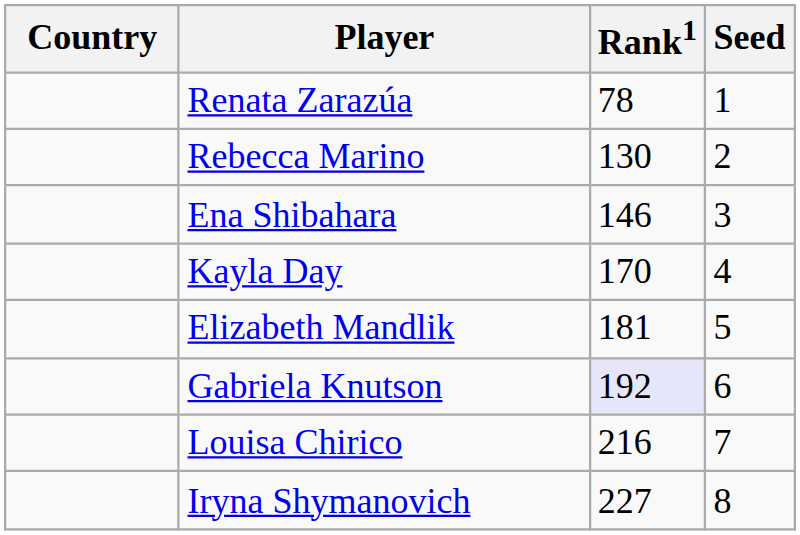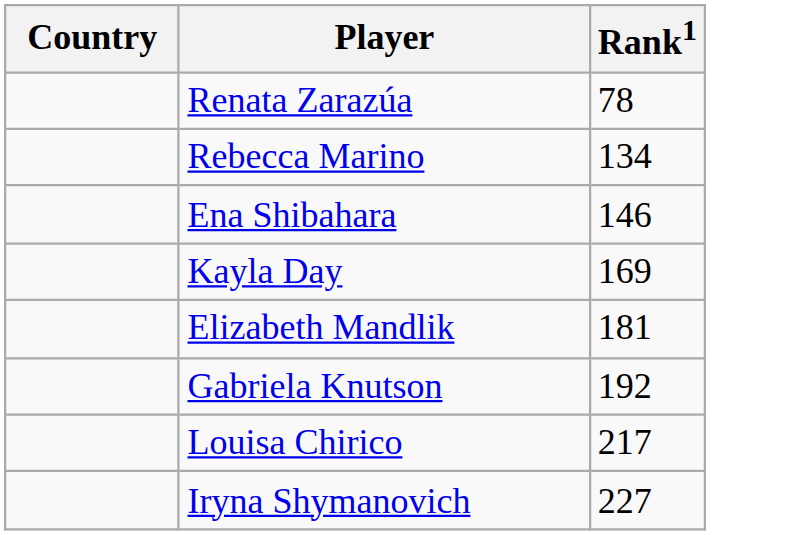- column: (750, 37)
(625, 156) 130 -> (625, 156) 134
(625, 271) 170 -> (625, 271) 169
(625, 385) lavender background -> (625, 385) no background
(625, 442) 216 -> (625, 442) 217
